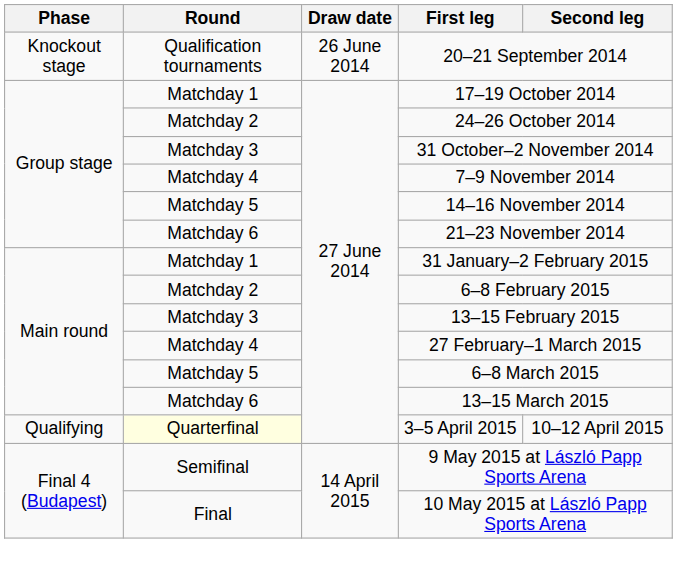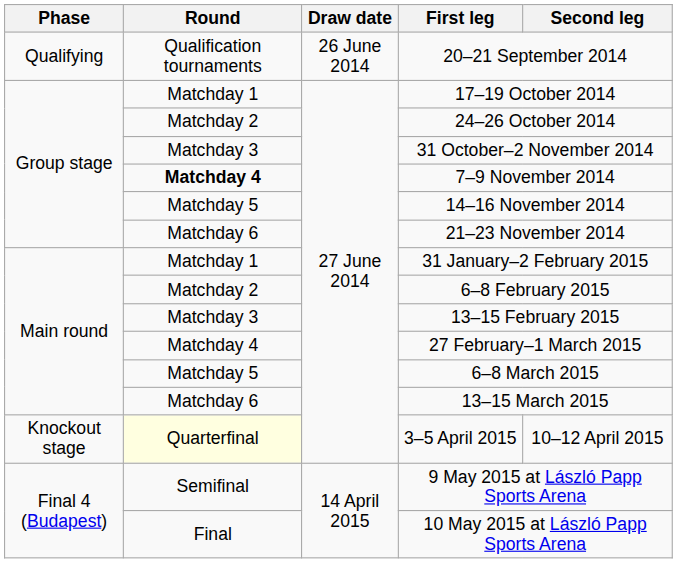(64, 56) Knockout stage -> (64, 56) Qualifying
(213, 177) normal -> (213, 177) bold
(64, 429) Qualifying -> (64, 438) Knockout stage
